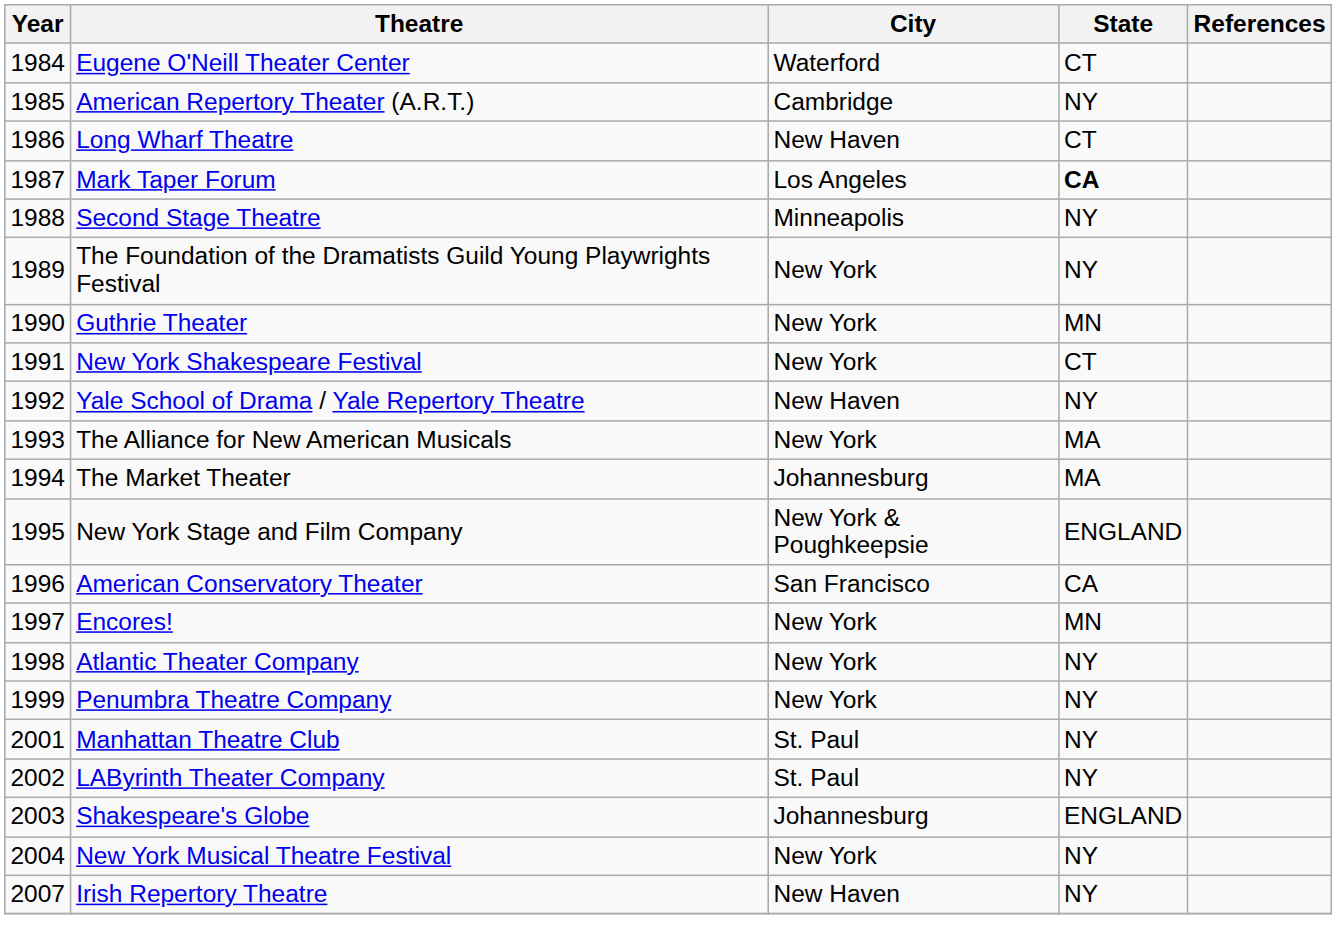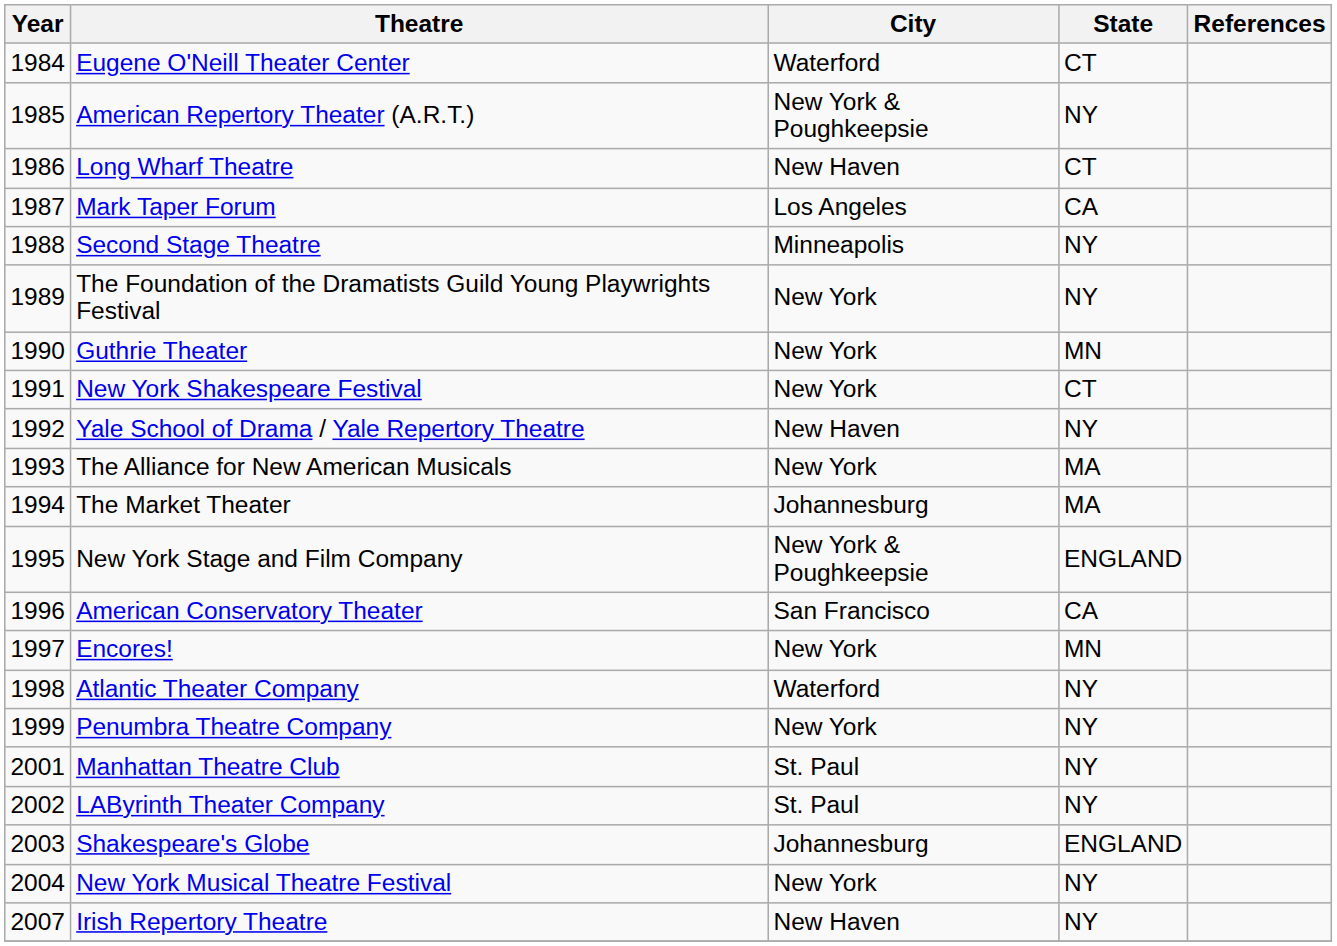(833, 101) Cambridge -> (851, 115) New York & Poughkeepsie
(1082, 179) bold -> (1081, 206) normal
(825, 661) New York -> (827, 688) Waterford
